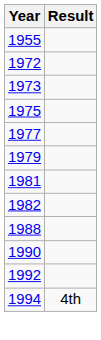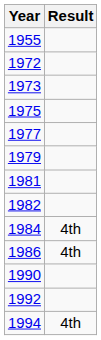+ row: (24, 228)
+ row: (24, 252)
- row: (24, 228)
